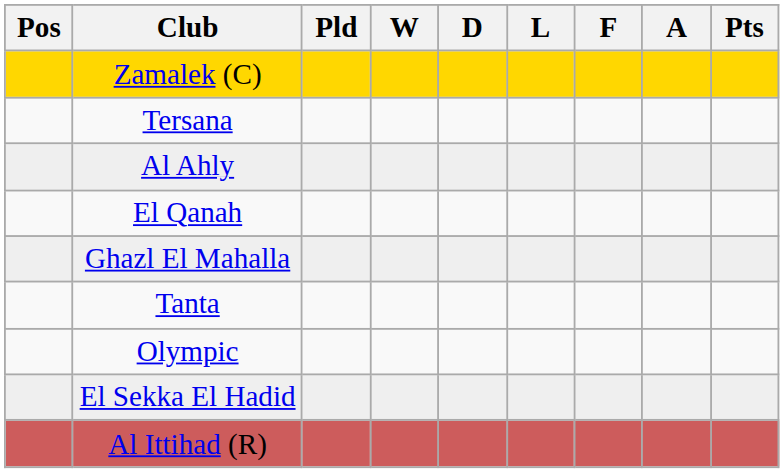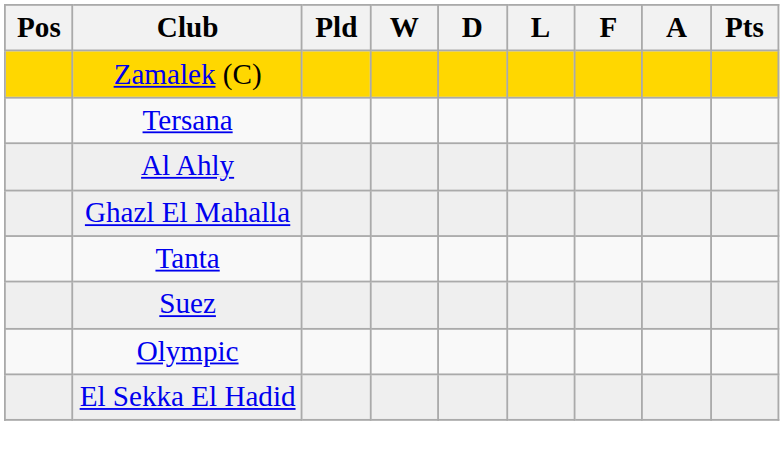- row: (188, 212)
+ row: (188, 304)
- row: (188, 443)
